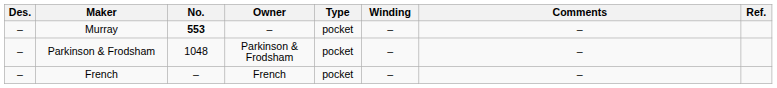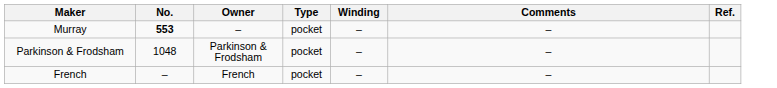- column: (20, 12)
